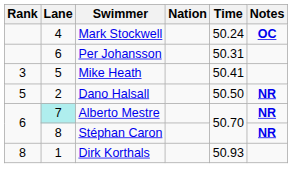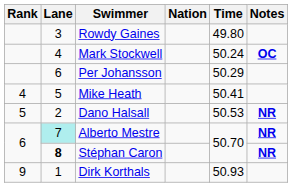+ row: (119, 34)
(228, 53) 50.31 -> (228, 73) 50.29
(23, 73) 3 -> (23, 93) 4
(228, 93) 50.50 -> (228, 113) 50.53
(58, 133) normal -> (58, 152) bold
(23, 152) 8 -> (23, 172) 9
